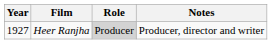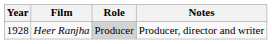(18, 30) 1927 -> (18, 30) 1928
